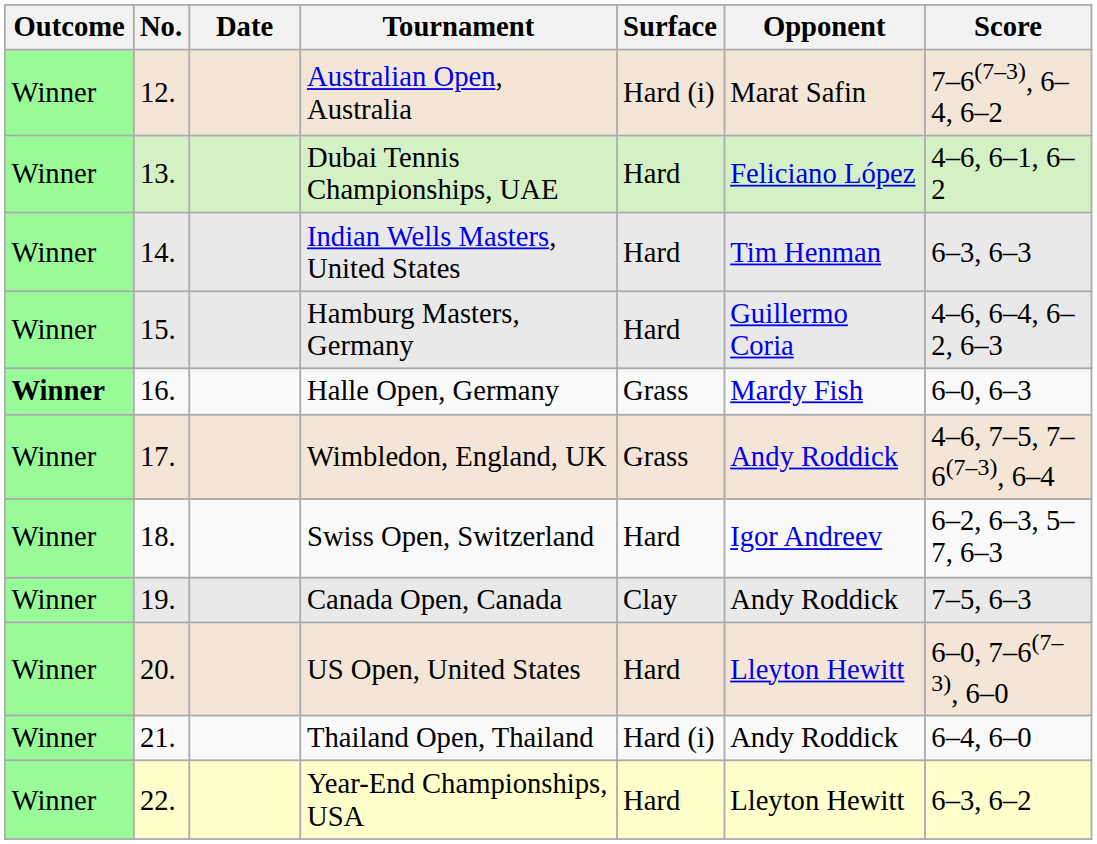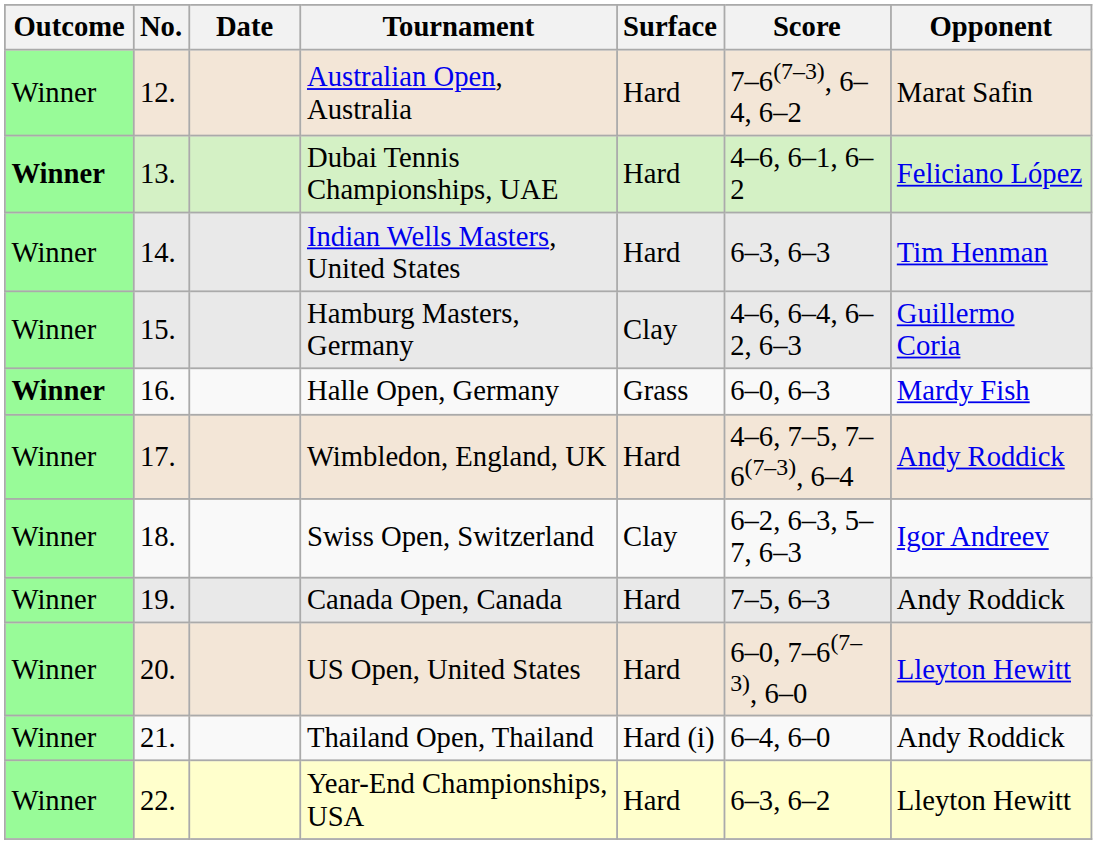columns swapped: (824, 27) <-> (1008, 27)
(669, 92) Hard (i) -> (652, 92) Hard
(54, 174) normal -> (58, 174) bold
(652, 329) Hard -> (650, 329) Clay
(656, 456) Grass -> (652, 456) Hard
(652, 537) Hard -> (650, 537) Clay
(650, 599) Clay -> (652, 599) Hard
